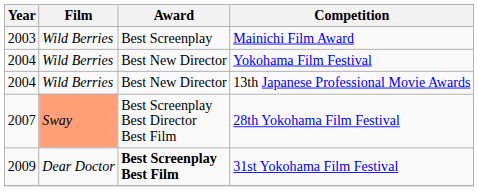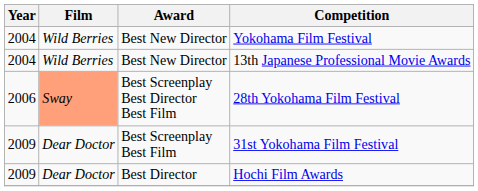- row: (294, 37)
(22, 120) 2007 -> (22, 98) 2006
(169, 166) bold -> (167, 144) normal
+ row: (288, 174)
